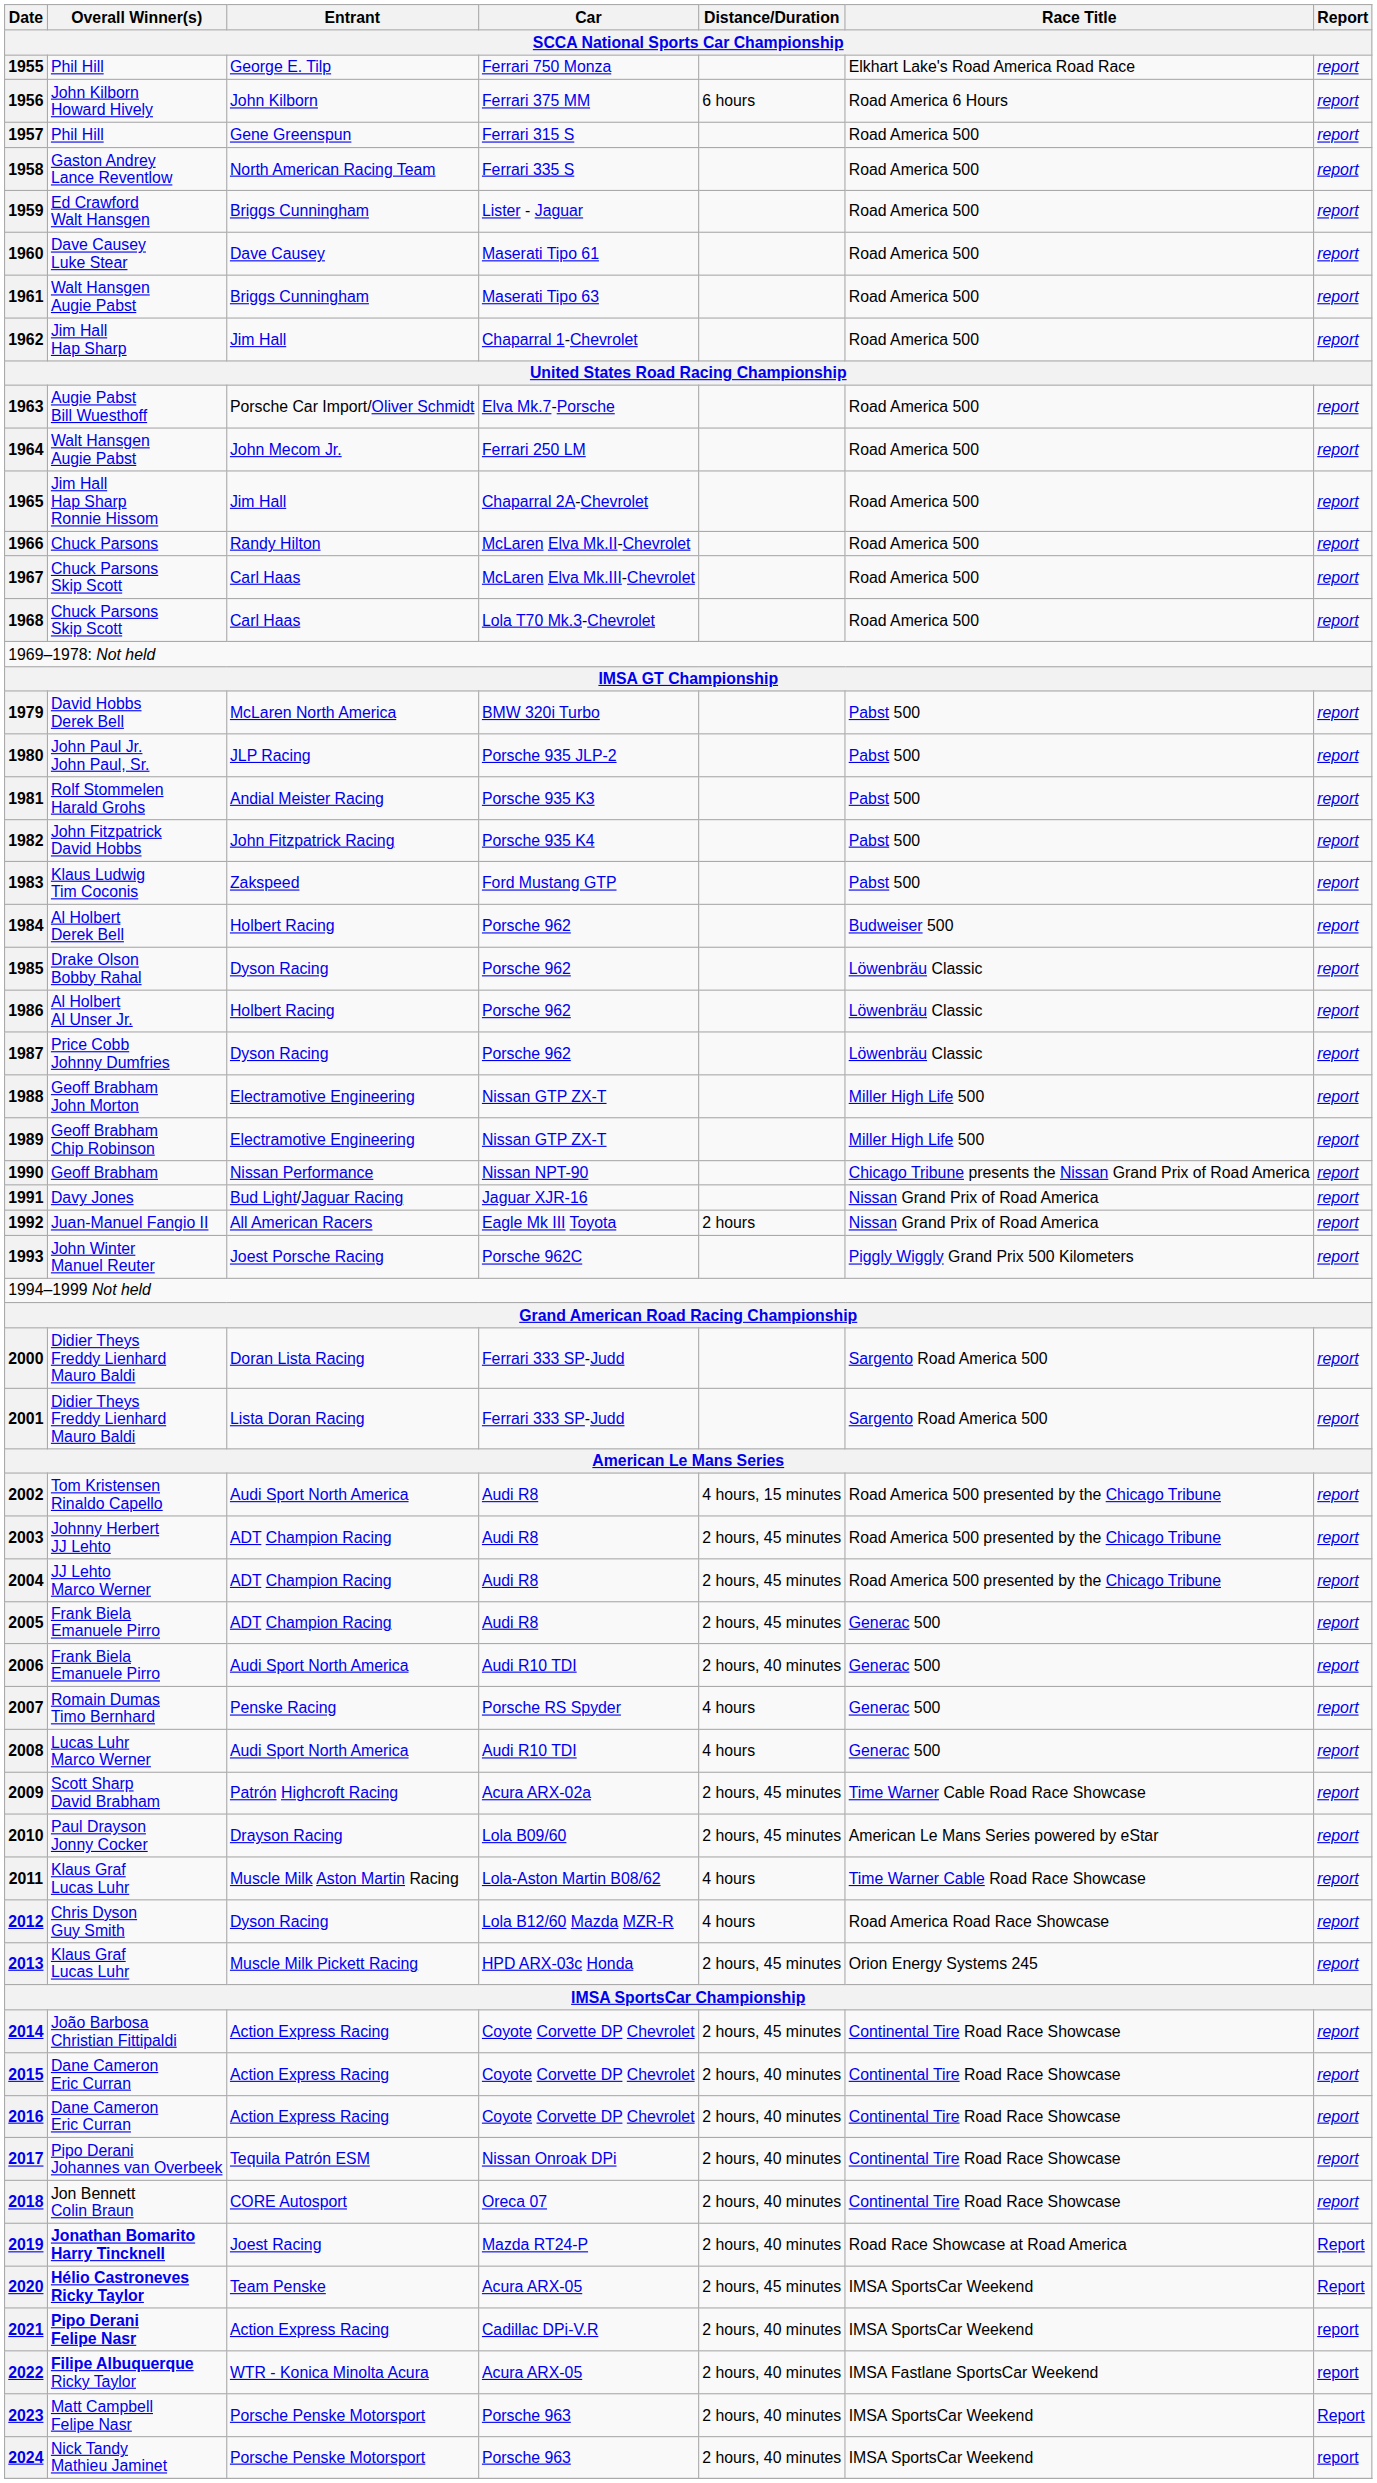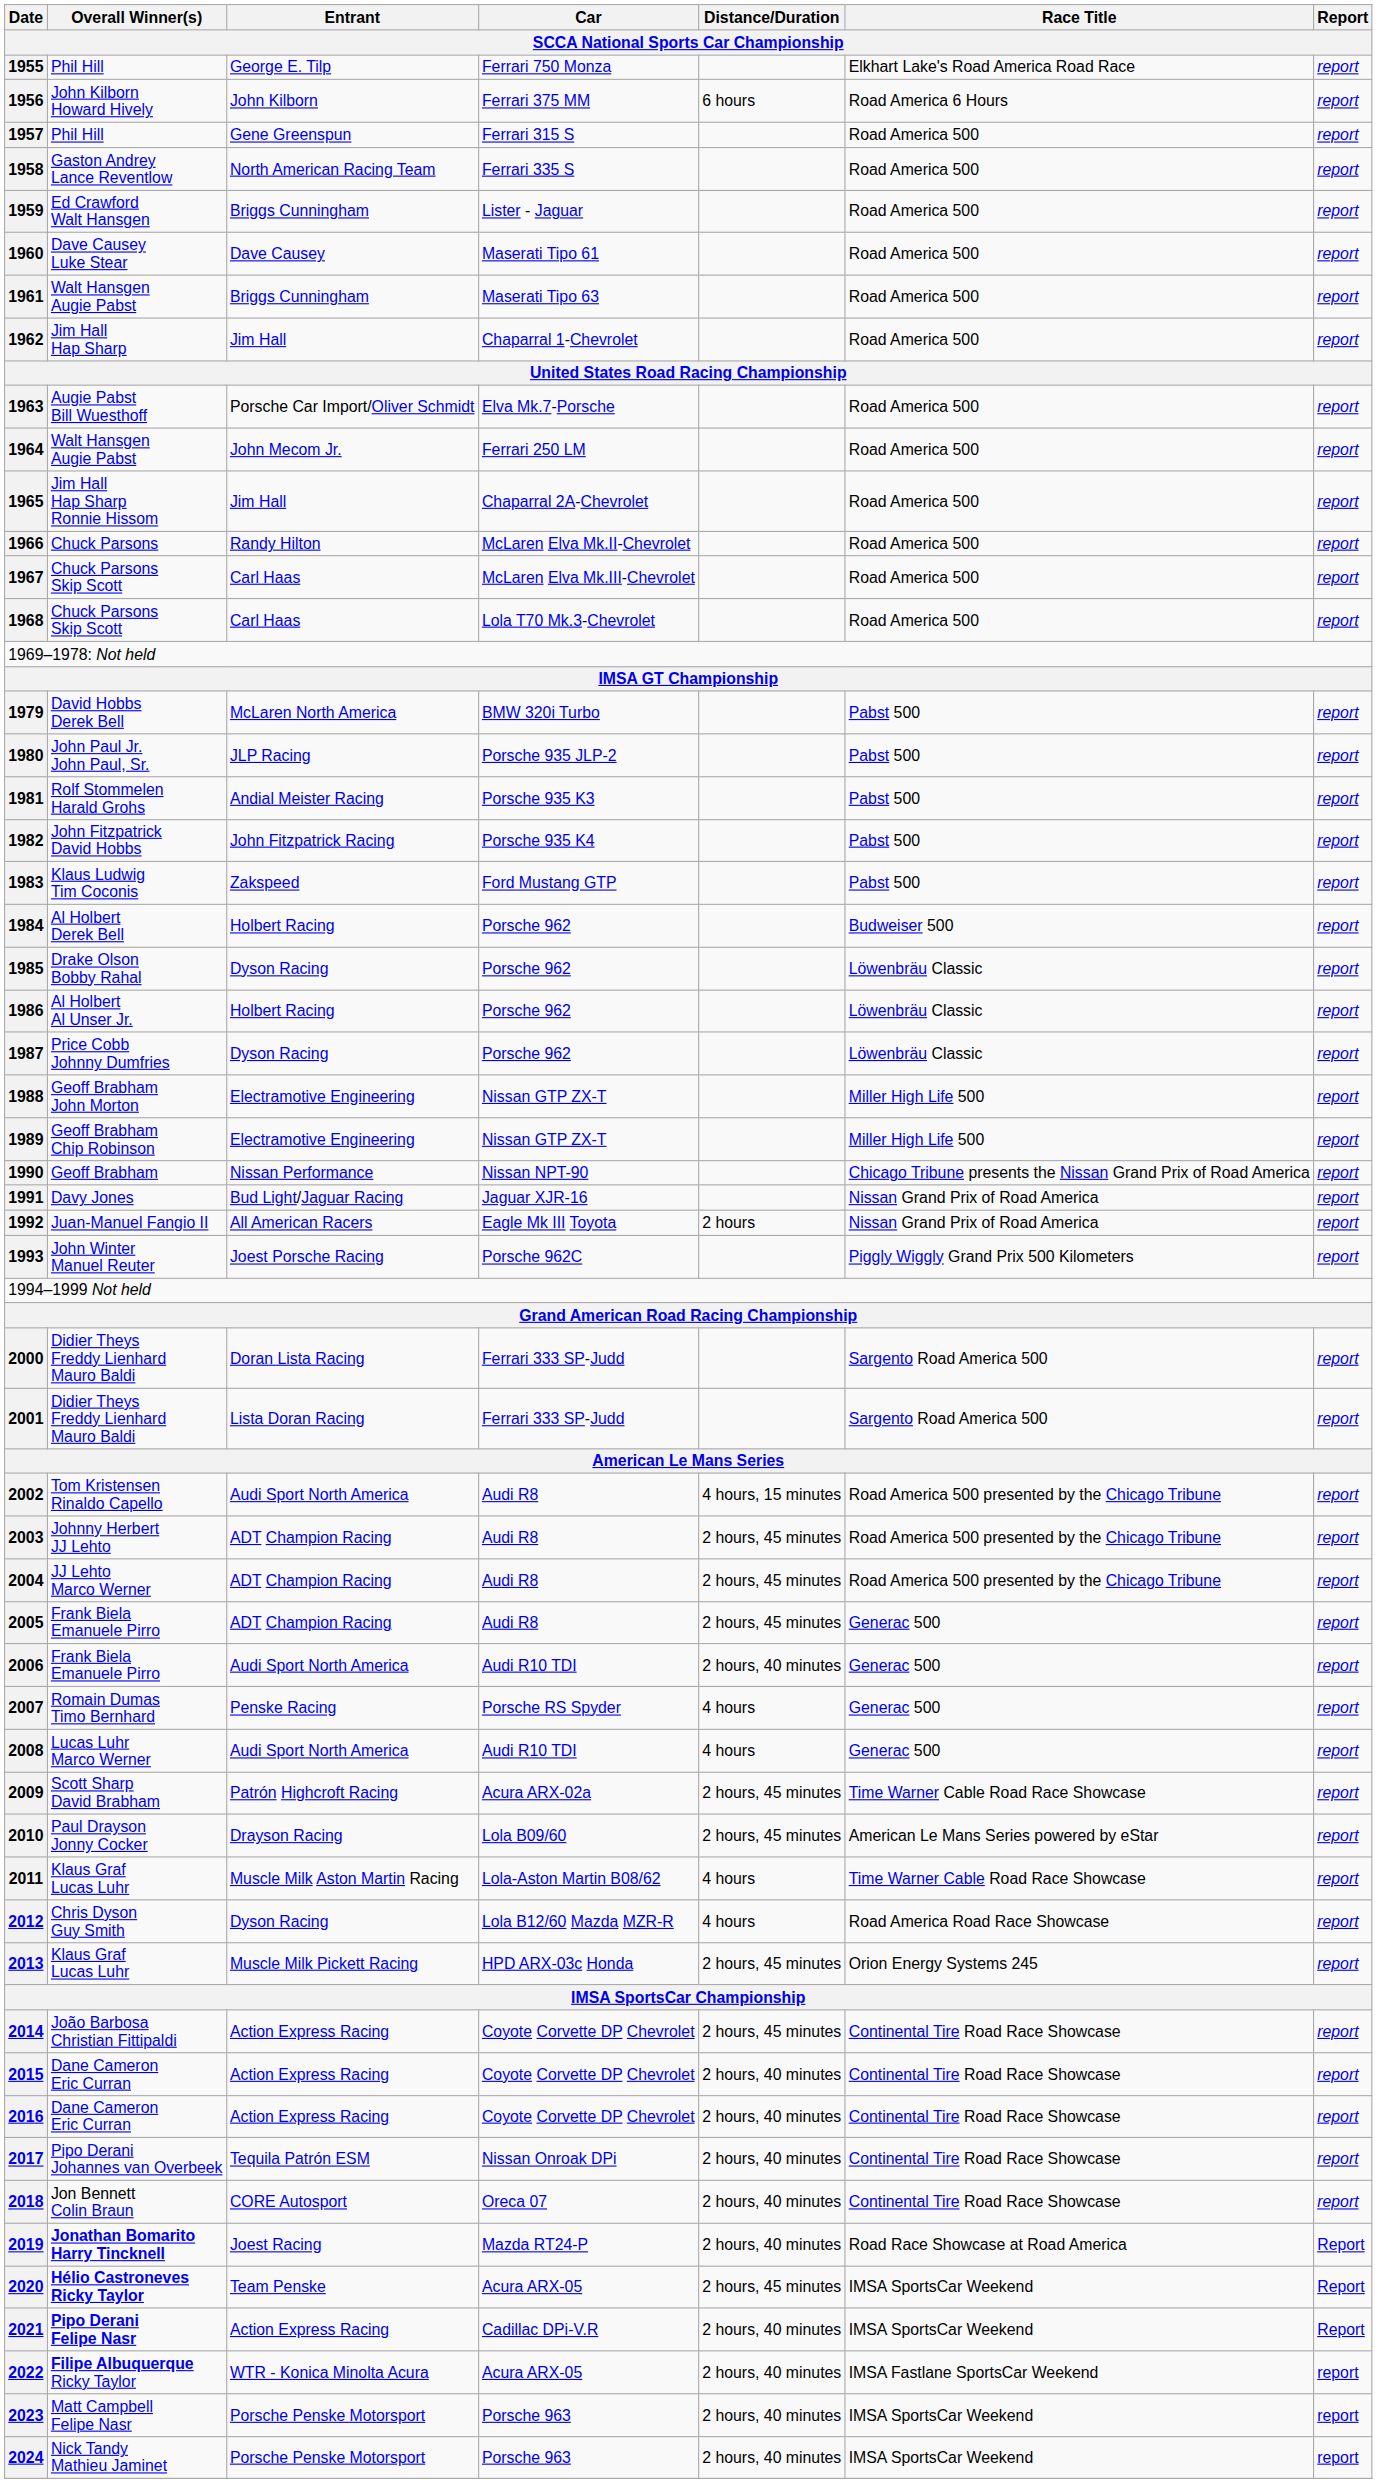(1338, 2330) report -> (1341, 2330) Report
(1341, 2415) Report -> (1338, 2415) report
